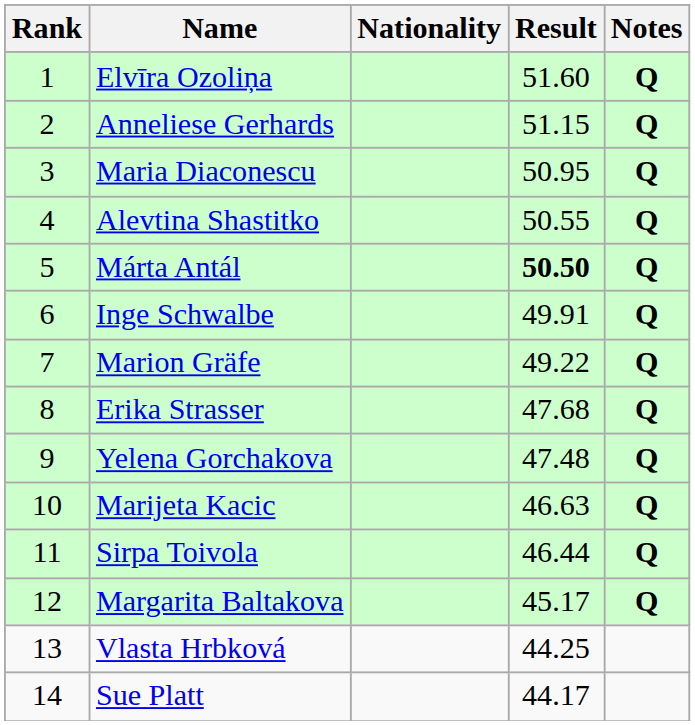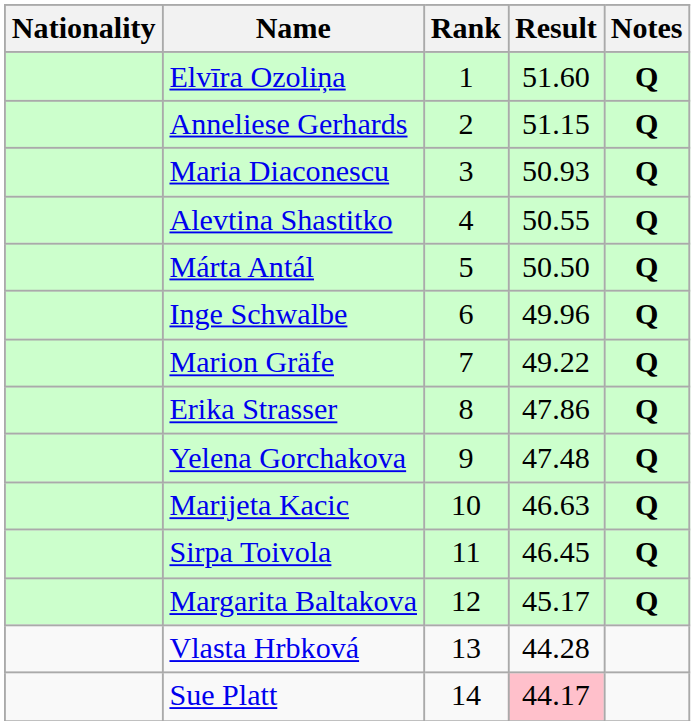columns swapped: (47, 28) <-> (429, 28)
(556, 171) 50.95 -> (556, 171) 50.93
(556, 266) bold -> (556, 266) normal
(556, 314) 49.91 -> (556, 314) 49.96
(556, 409) 47.68 -> (556, 409) 47.86
(556, 553) 46.44 -> (556, 553) 46.45
(556, 648) 44.25 -> (556, 648) 44.28
(556, 696) no background -> (556, 696) pink background
